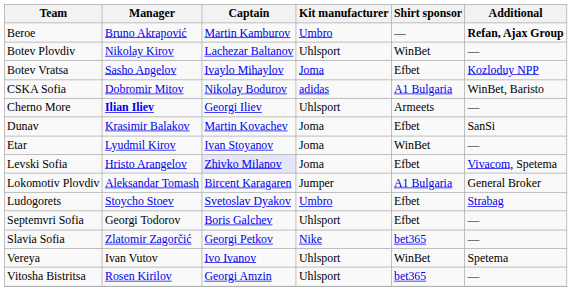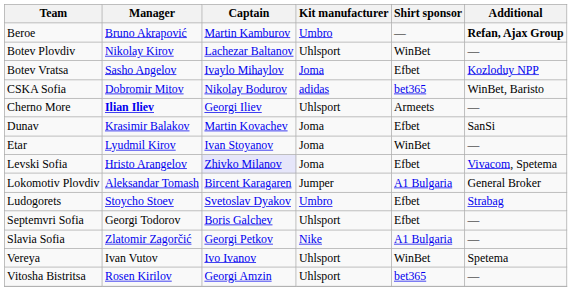(423, 88) A1 Bulgaria -> (410, 88) bet365
(410, 239) bet365 -> (423, 239) A1 Bulgaria
